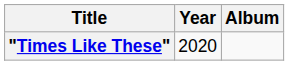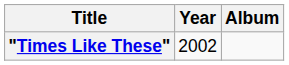(198, 45) 2020 -> (198, 45) 2002
